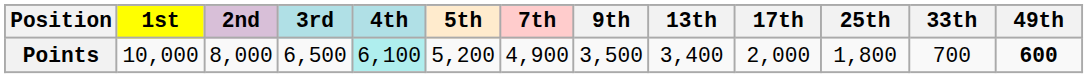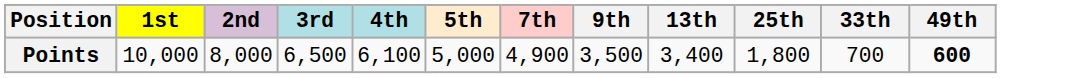- column: (778, 22)
(389, 55) paleturquoise background -> (389, 55) no background
(463, 55) 5,200 -> (463, 55) 5,000
